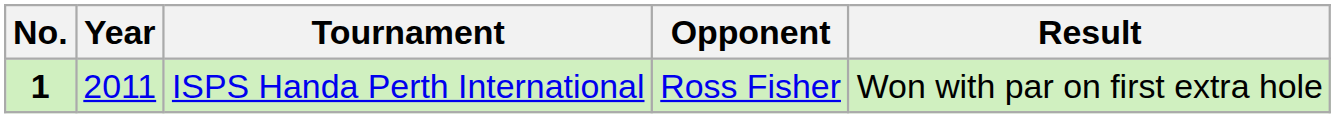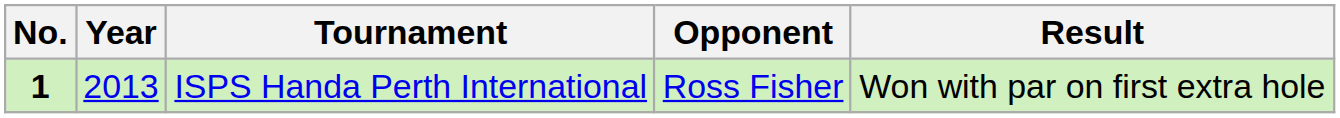(120, 86) 2011 -> (121, 86) 2013
